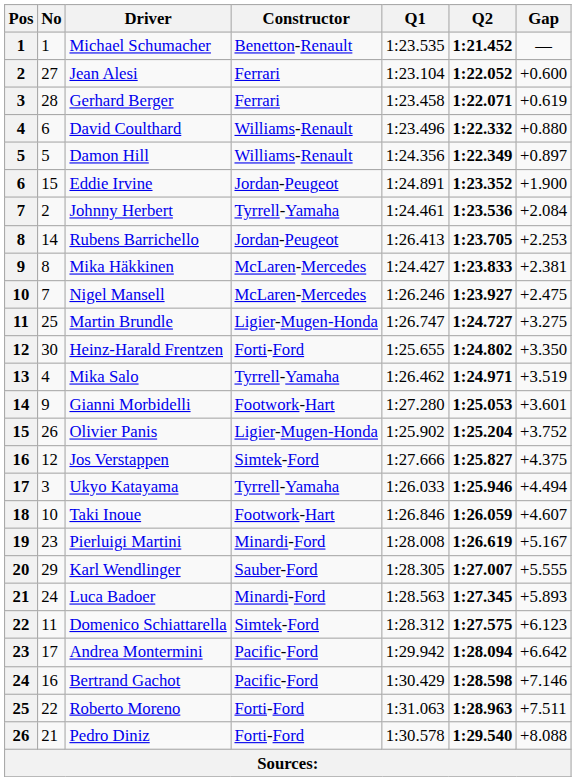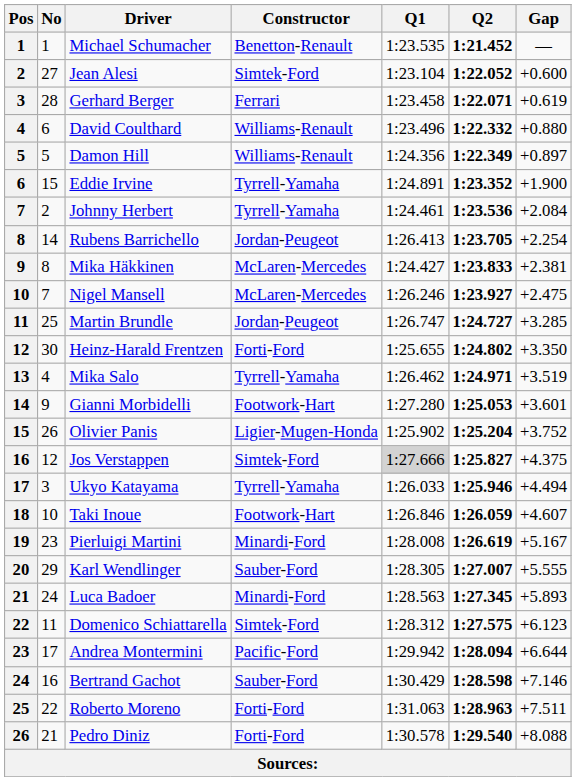(257, 73) Ferrari -> (277, 73) Simtek-Ford
(286, 183) Jordan-Peugeot -> (287, 183) Tyrrell-Yamaha
(544, 239) +2.253 -> (544, 239) +2.254
(306, 321) Ligier-Mugen-Honda -> (286, 321) Jordan-Peugeot
(544, 321) +3.275 -> (544, 321) +3.285
(415, 459) no background -> (415, 459) lightgrey background
(544, 652) +6.642 -> (544, 652) +6.644
(276, 680) Pacific-Ford -> (276, 680) Sauber-Ford
